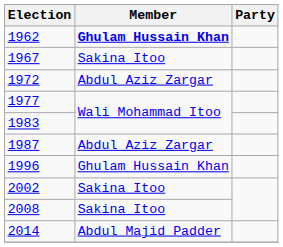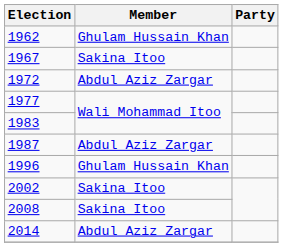(153, 37) bold -> (153, 37) normal
(149, 231) Abdul Majid Padder -> (145, 231) Abdul Aziz Zargar
